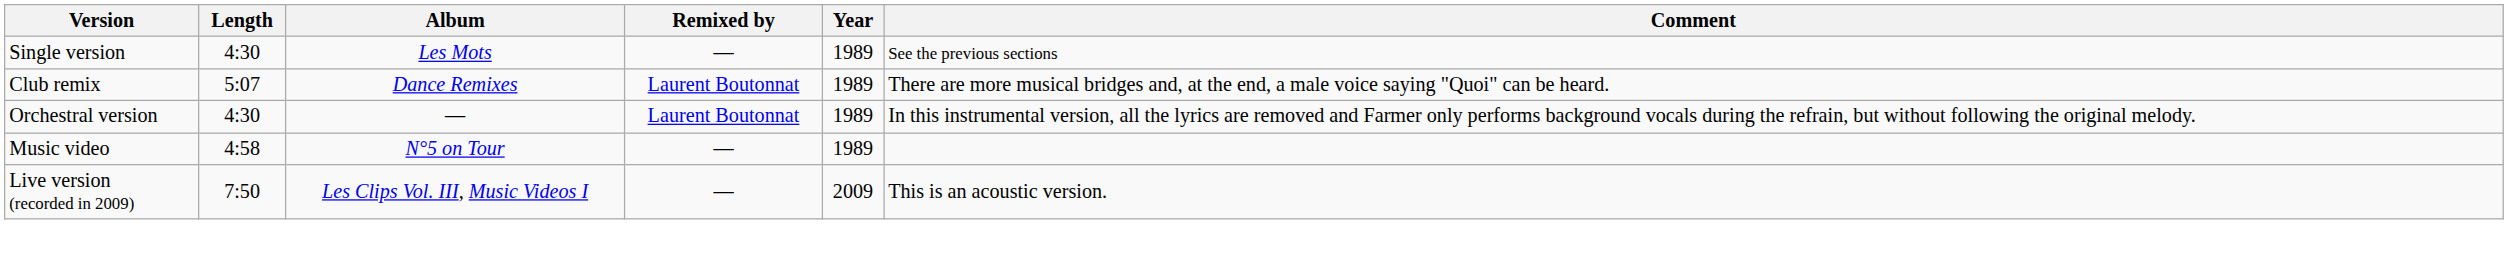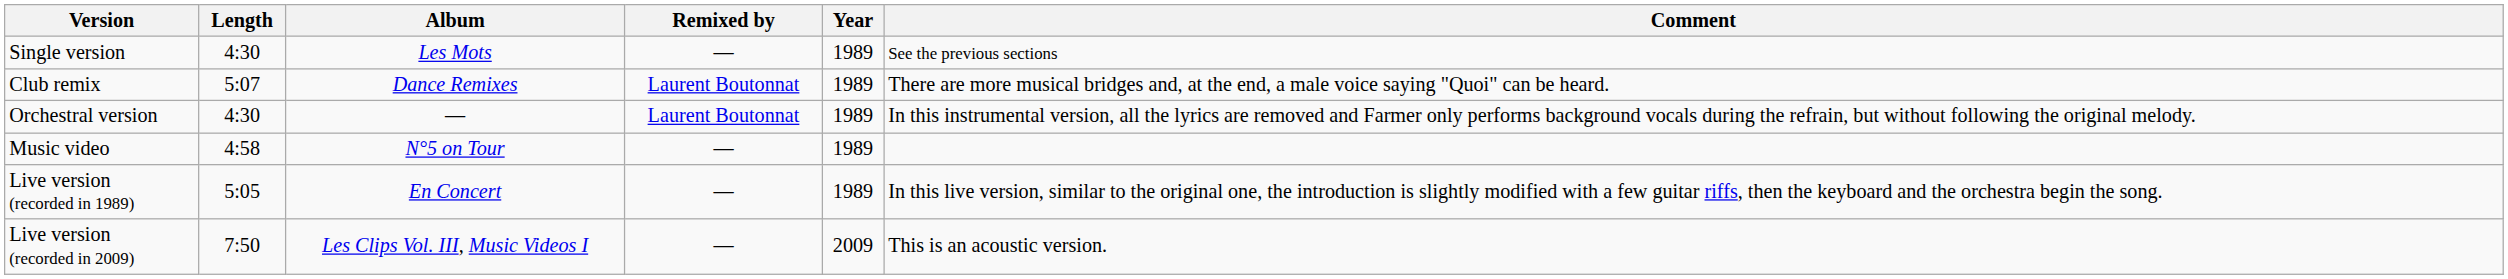+ row: (72, 191)
